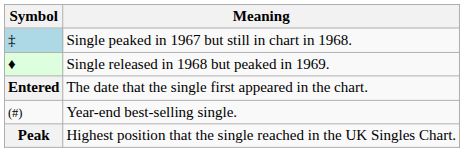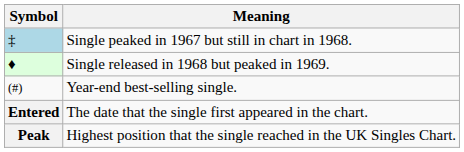rows swapped: (152, 111) <-> (217, 87)
